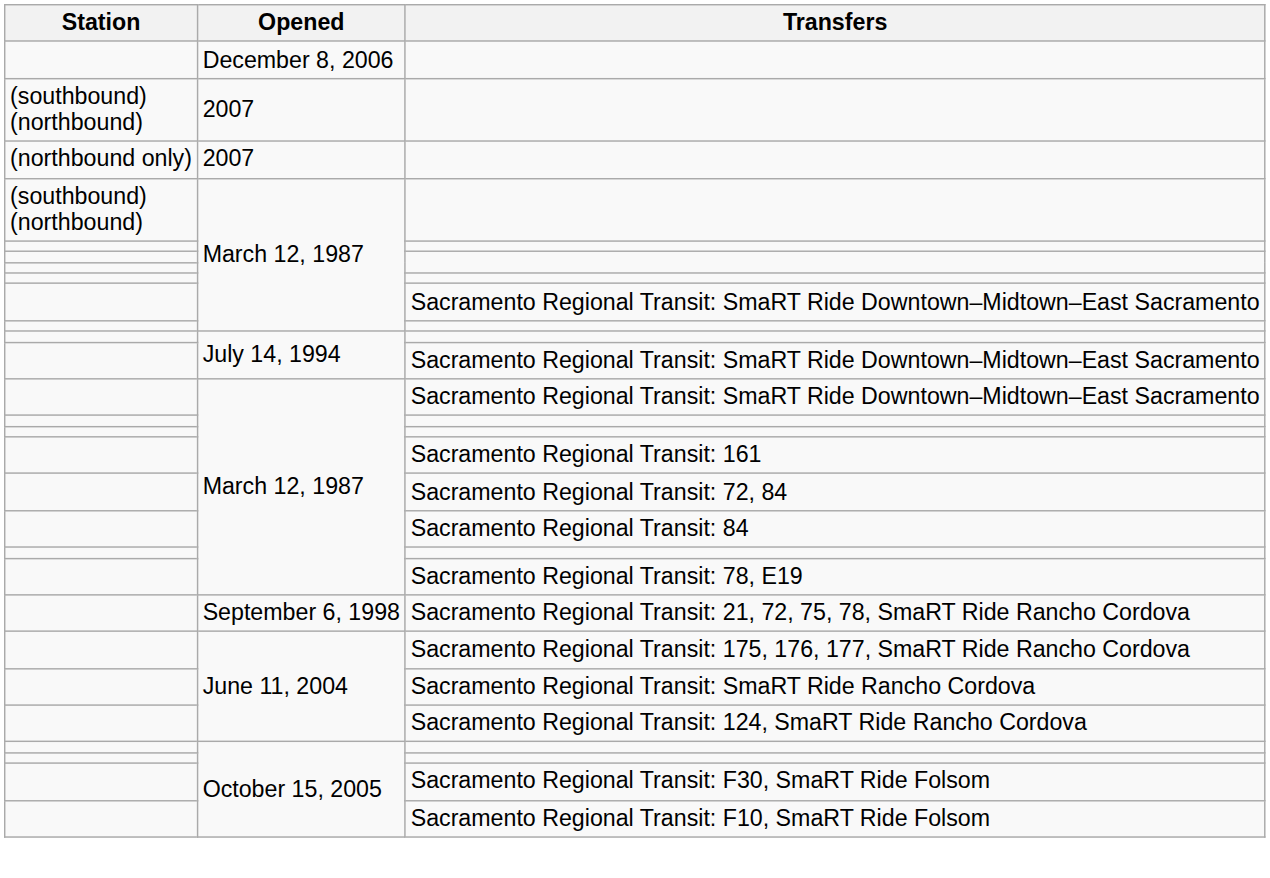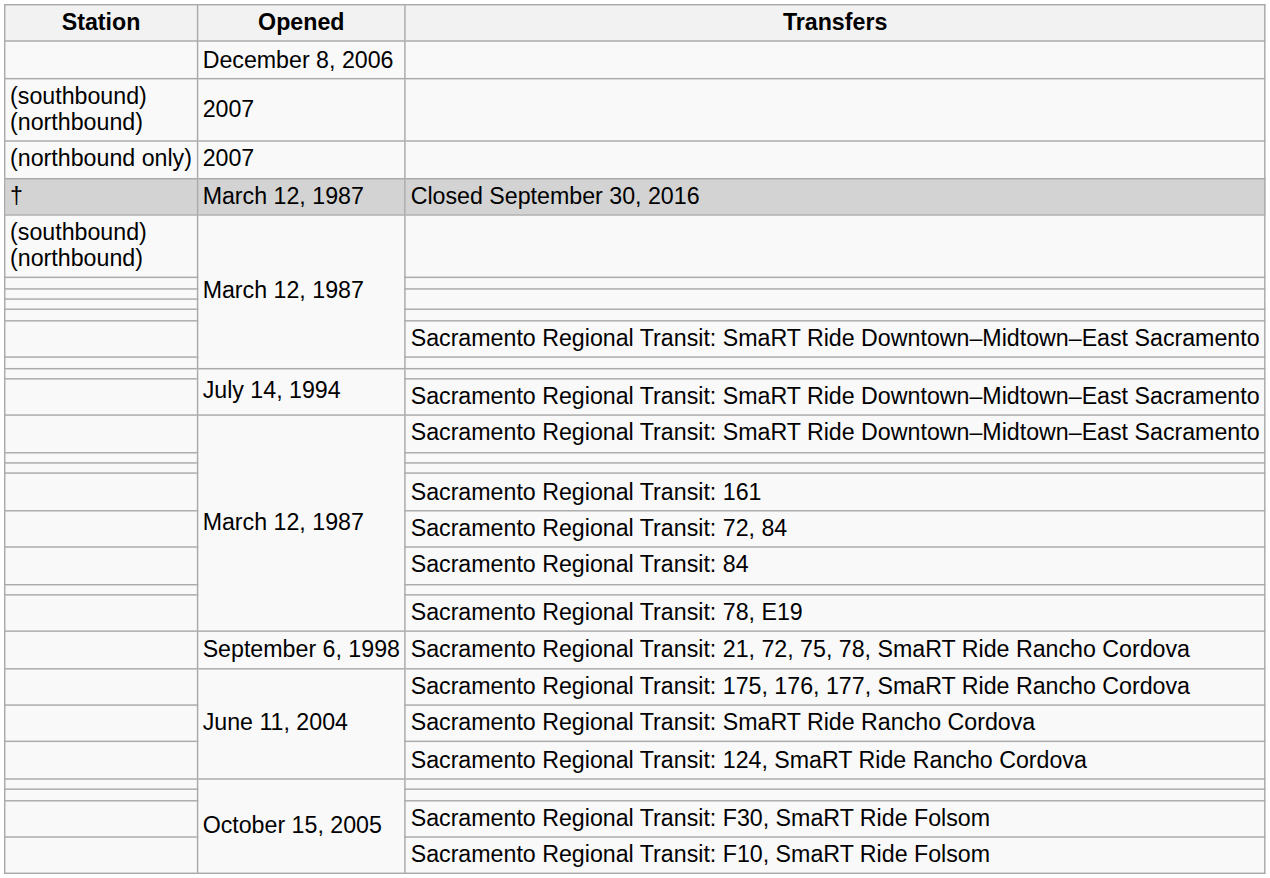+ row: (283, 196)
